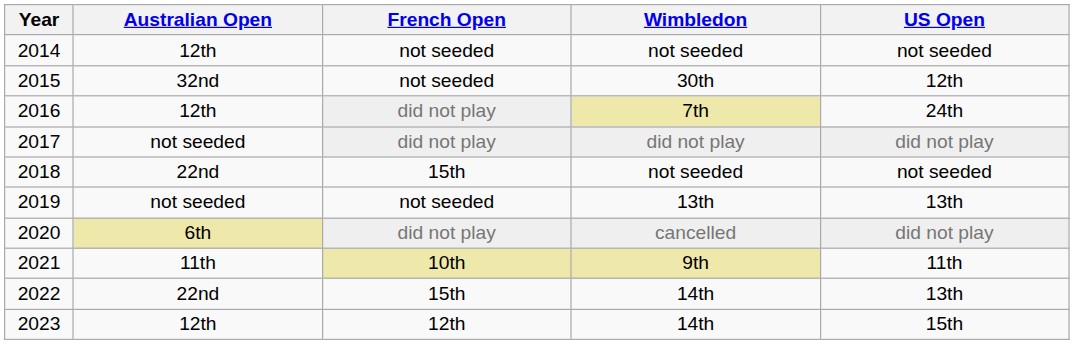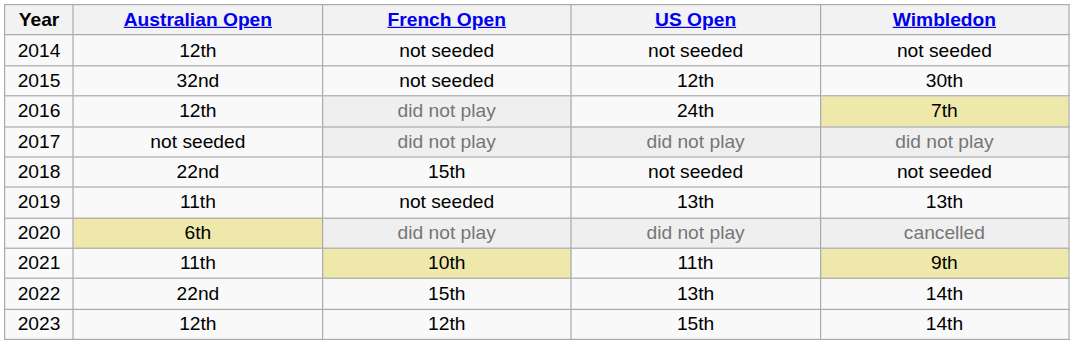columns swapped: (696, 19) <-> (944, 19)
(198, 202) not seeded -> (198, 202) 11th
